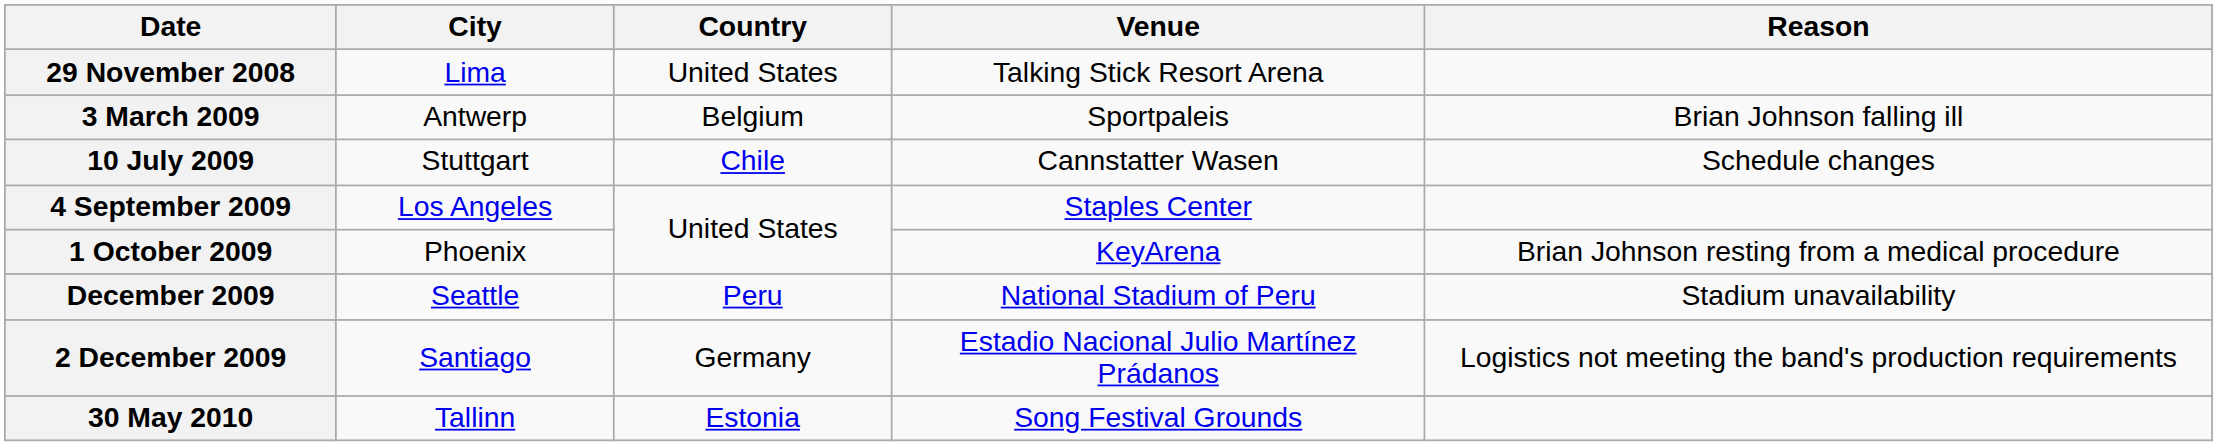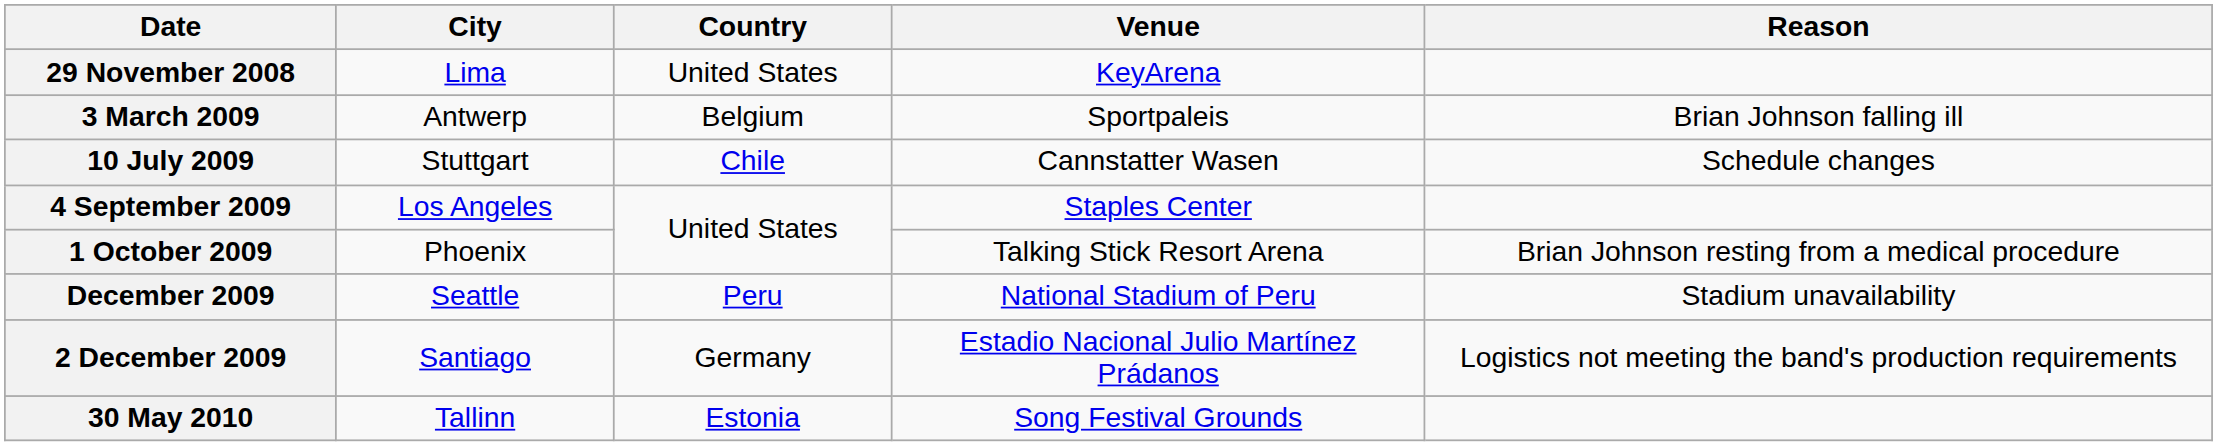(1158, 71) Talking Stick Resort Arena -> (1158, 71) KeyArena
(1158, 251) KeyArena -> (1158, 251) Talking Stick Resort Arena
